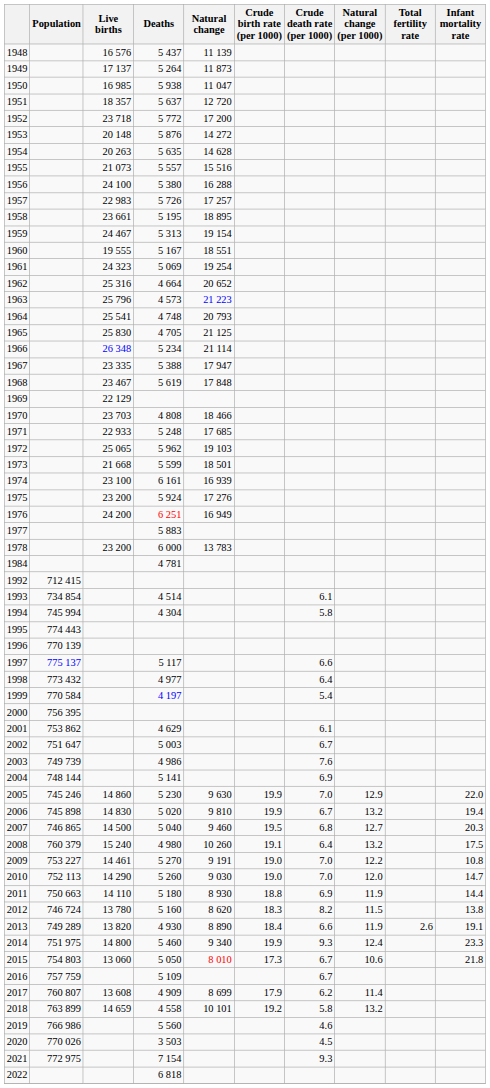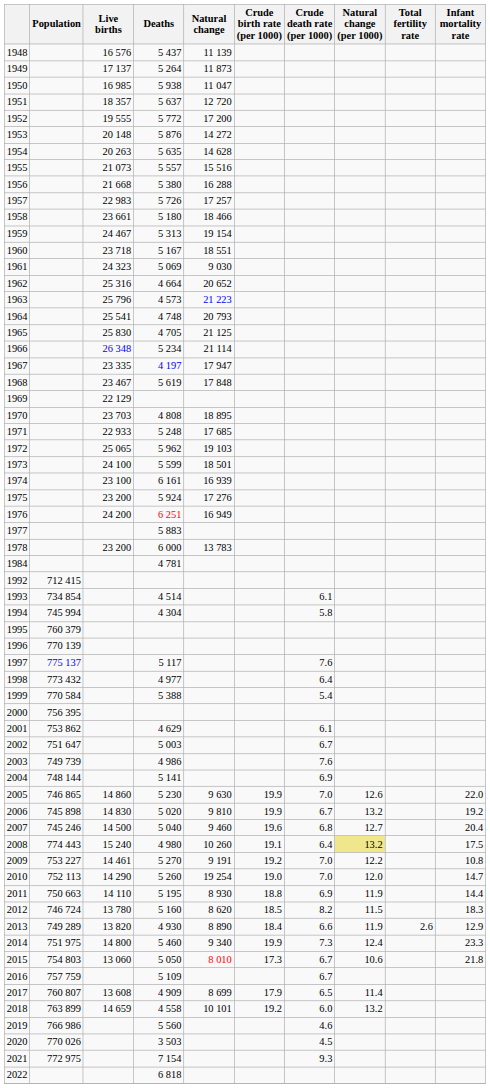(117, 118) 23 718 -> (117, 118) 19 555
(117, 184) 24 100 -> (117, 184) 21 668
(170, 217) 5 195 -> (170, 217) 5 180
(217, 217) 18 895 -> (217, 217) 18 466
(117, 250) 19 555 -> (117, 250) 23 718
(217, 267) 19 254 -> (220, 267) 9 030
(170, 366) 5 388 -> (170, 366) 4 197
(217, 415) 18 466 -> (217, 415) 18 895
(117, 464) 21 668 -> (117, 464) 24 100
(64, 629) 774 443 -> (64, 629) 760 379
(326, 662) 6.6 -> (326, 662) 7.6
(170, 695) 4 197 -> (170, 695) 5 388
(64, 794) 745 246 -> (64, 794) 746 865
(374, 794) 12.9 -> (374, 794) 12.6
(474, 811) 19.4 -> (474, 811) 19.2
(64, 827) 746 865 -> (64, 827) 745 246
(273, 827) 19.5 -> (273, 827) 19.6
(474, 827) 20.3 -> (474, 827) 20.4
(64, 844) 760 379 -> (64, 844) 774 443
(374, 844) no background -> (374, 844) khaki background
(273, 860) 19.0 -> (273, 860) 19.2
(220, 877) 9 030 -> (217, 877) 19 254
(170, 893) 5 180 -> (170, 893) 5 195
(273, 910) 18.3 -> (273, 910) 18.5
(474, 910) 13.8 -> (474, 910) 18.3
(474, 926) 19.1 -> (474, 926) 12.9
(326, 943) 9.3 -> (326, 943) 7.3
(326, 992) 6.2 -> (326, 992) 6.5
(326, 1009) 5.8 -> (326, 1009) 6.0
